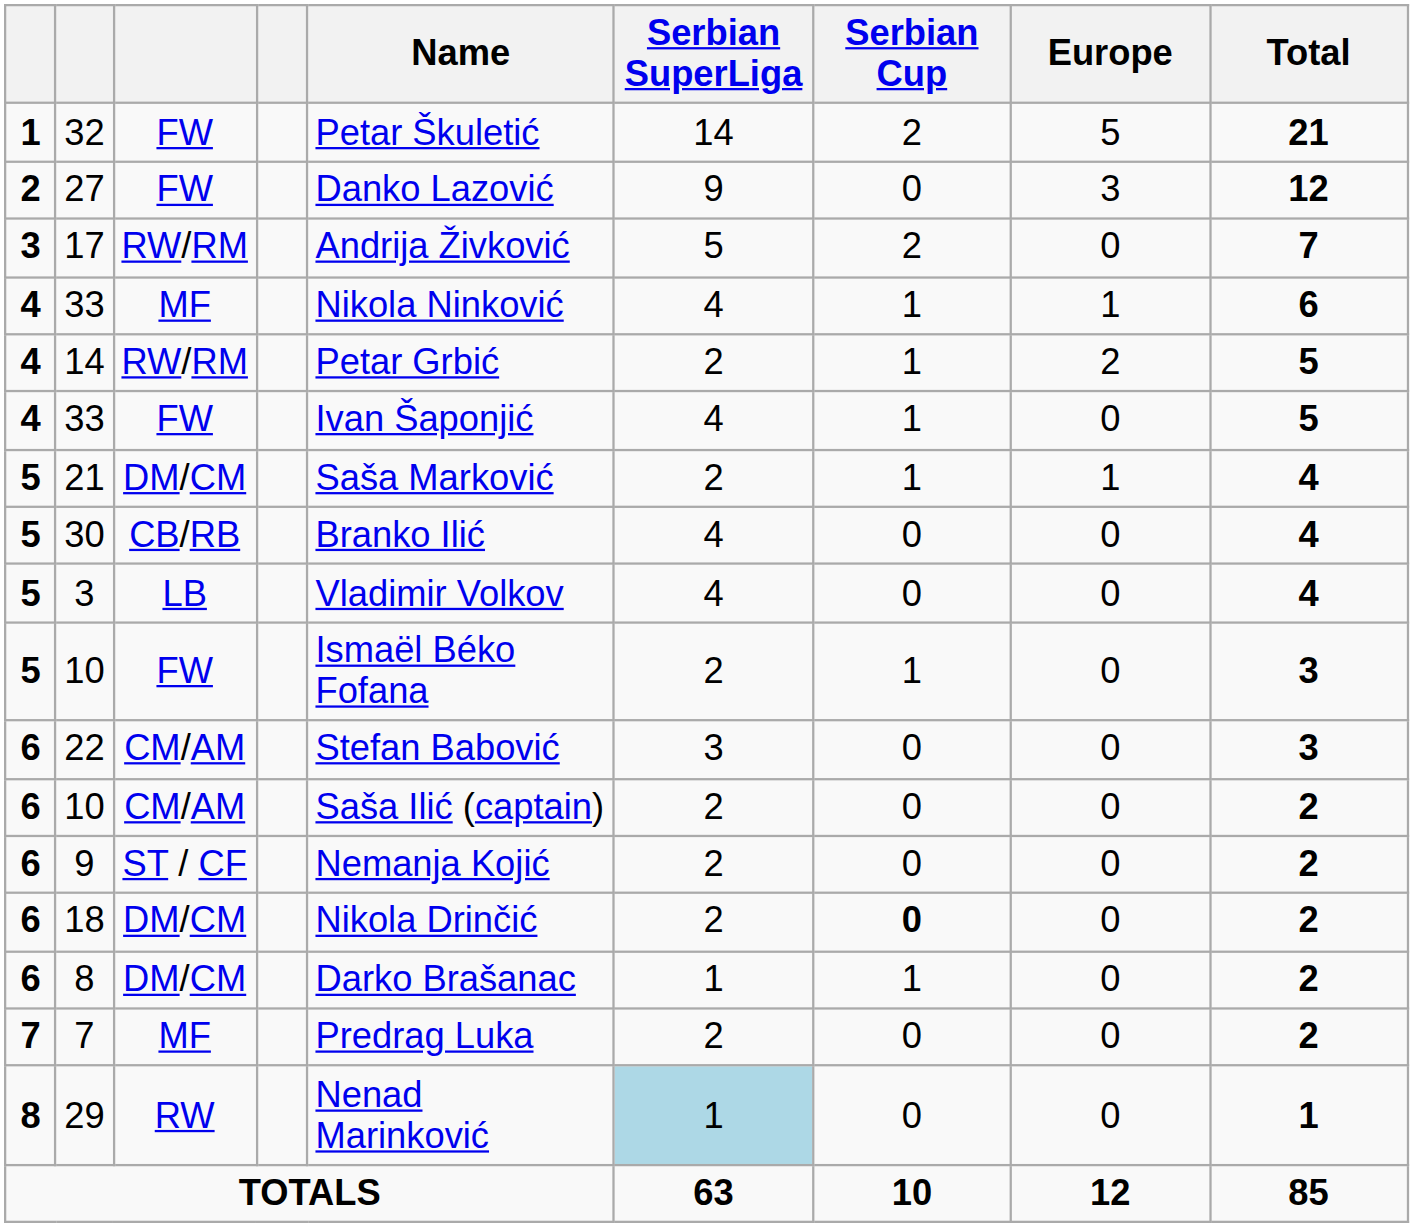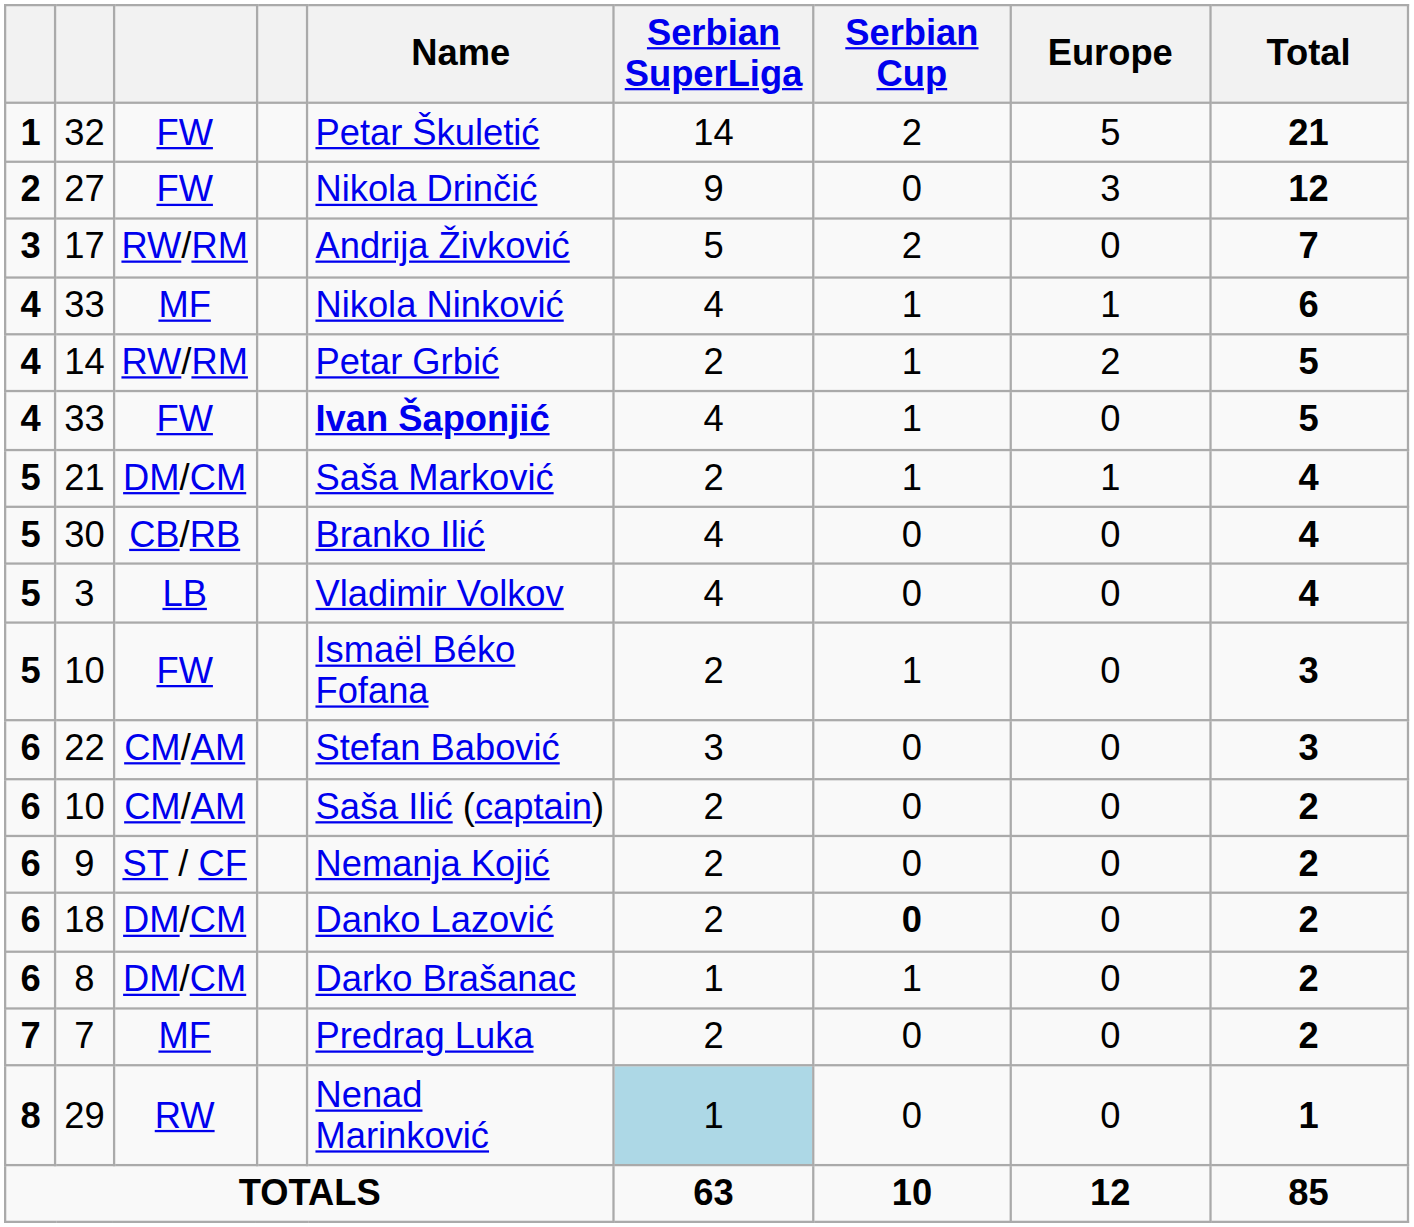(435, 189) Danko Lazović -> (426, 189) Nikola Drinčić
(424, 419) normal -> (433, 419) bold
(426, 921) Nikola Drinčić -> (435, 921) Danko Lazović
